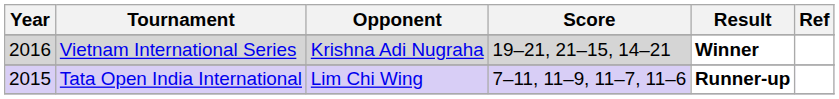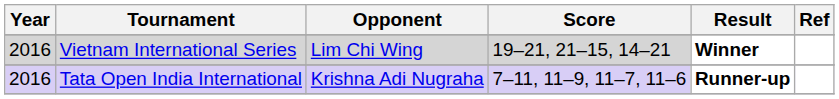(397, 50) Krishna Adi Nugraha -> (367, 50) Lim Chi Wing
(30, 80) 2015 -> (30, 80) 2016
(367, 80) Lim Chi Wing -> (397, 80) Krishna Adi Nugraha
